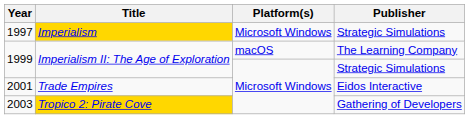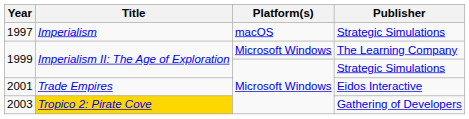(67, 31) gold background -> (67, 31) no background
(283, 31) Microsoft Windows -> (254, 31) macOS
(254, 50) macOS -> (283, 50) Microsoft Windows
